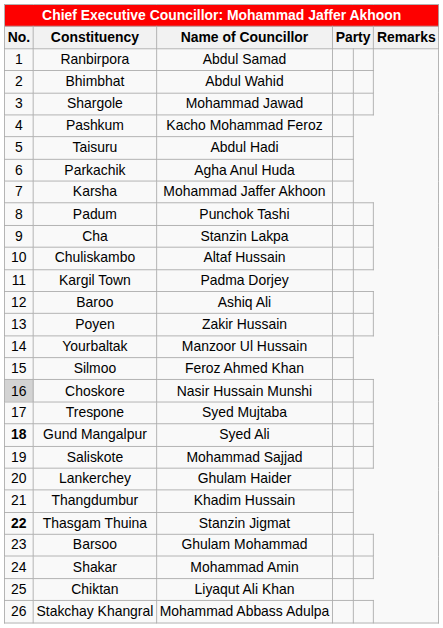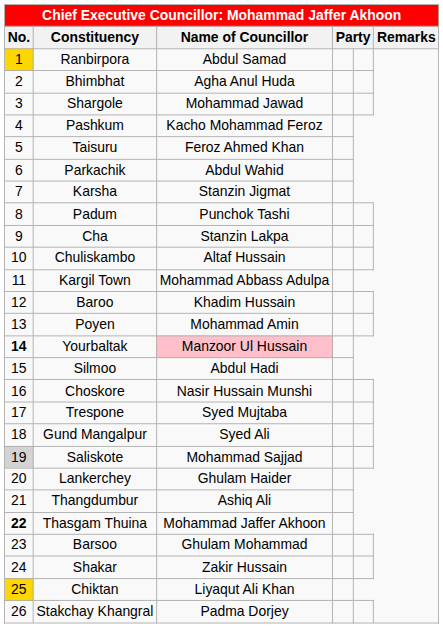(19, 59) no background -> (19, 59) gold background
(244, 81) Abdul Wahid -> (244, 81) Agha Anul Huda
(244, 147) Abdul Hadi -> (244, 147) Feroz Ahmed Khan
(244, 170) Agha Anul Huda -> (244, 170) Abdul Wahid
(244, 192) Mohammad Jaffer Akhoon -> (244, 192) Stanzin Jigmat
(244, 280) Padma Dorjey -> (244, 280) Mohammad Abbass Adulpa
(244, 302) Ashiq Ali -> (244, 302) Khadim Hussain
(244, 324) Zakir Hussain -> (244, 324) Mohammad Amin
(19, 346) normal -> (19, 346) bold
(244, 346) no background -> (244, 346) pink background
(244, 368) Feroz Ahmed Khan -> (244, 368) Abdul Hadi
(19, 390) lightgrey background -> (19, 390) no background
(19, 434) bold -> (19, 434) normal
(19, 457) no background -> (19, 457) lightgrey background
(244, 501) Khadim Hussain -> (244, 501) Ashiq Ali
(244, 523) Stanzin Jigmat -> (244, 523) Mohammad Jaffer Akhoon
(244, 567) Mohammad Amin -> (244, 567) Zakir Hussain
(19, 589) no background -> (19, 589) gold background
(244, 611) Mohammad Abbass Adulpa -> (244, 611) Padma Dorjey
